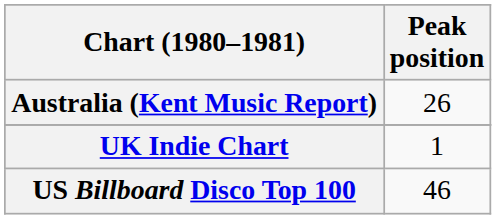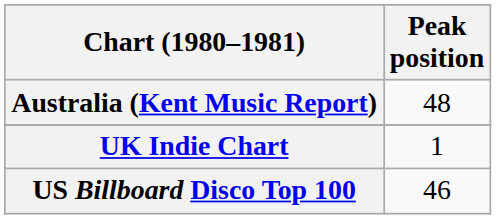(437, 102) 26 -> (437, 102) 48
